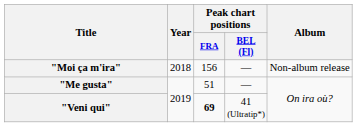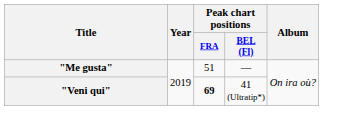- row: (86, 68)
